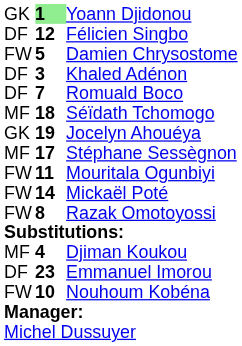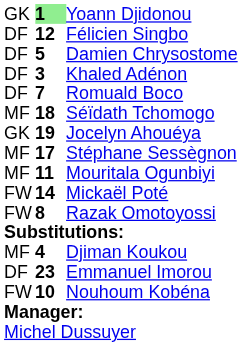(18, 54) FW -> (16, 54) DF
(18, 173) FW -> (17, 173) MF
